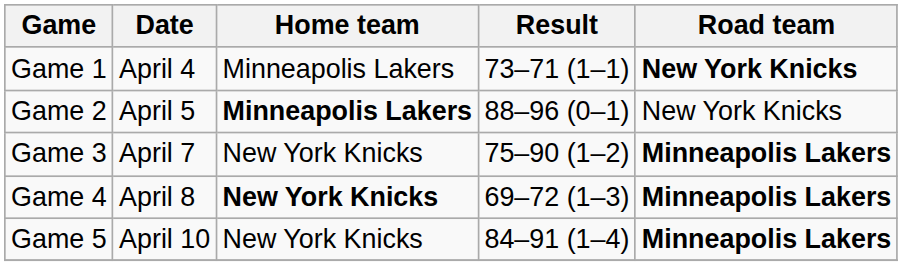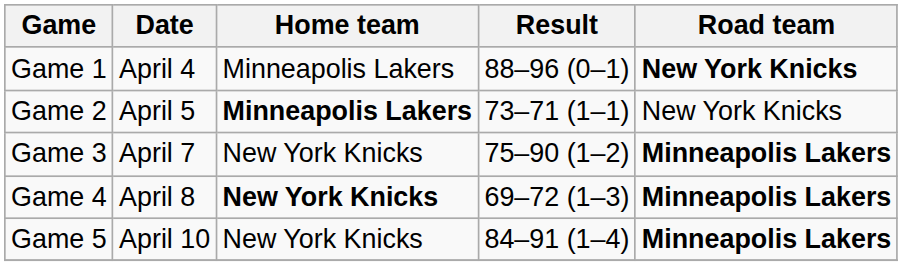(557, 68) 73–71 (1–1) -> (557, 68) 88–96 (0–1)
(557, 111) 88–96 (0–1) -> (557, 111) 73–71 (1–1)
